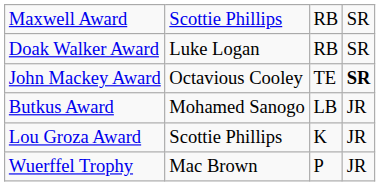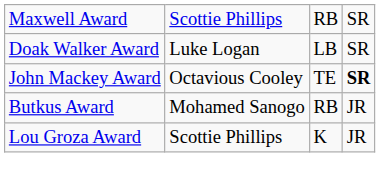(326, 48) RB -> (325, 48) LB
(325, 107) LB -> (326, 107) RB
- row: (71, 166)
